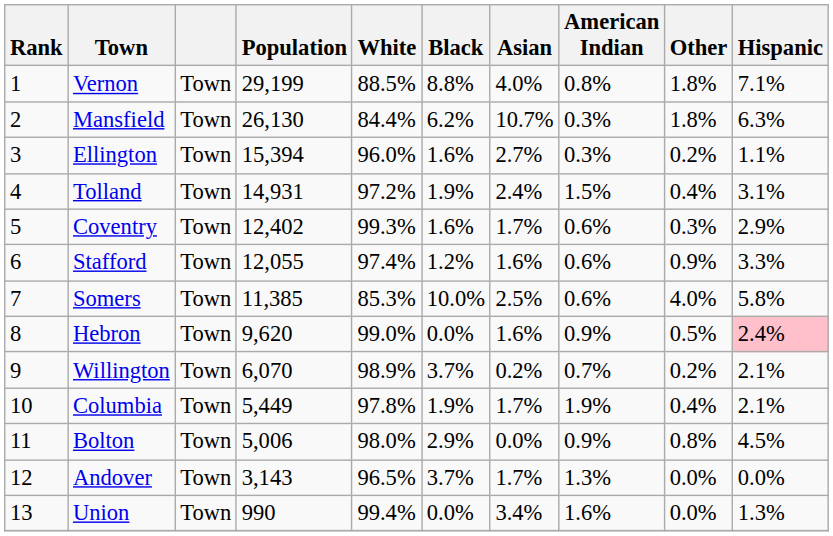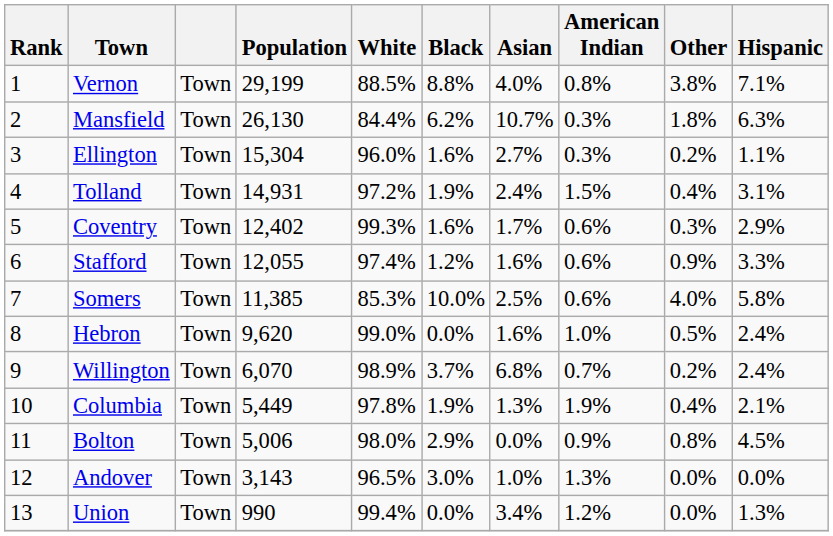(693, 83) 1.8% -> (693, 83) 3.8%
(273, 155) 15,394 -> (273, 155) 15,304
(588, 333) 0.9% -> (588, 333) 1.0%
(761, 333) pink background -> (761, 333) no background
(519, 369) 0.2% -> (519, 369) 6.8%
(761, 369) 2.1% -> (761, 369) 2.4%
(519, 405) 1.7% -> (519, 405) 1.3%
(450, 477) 3.7% -> (450, 477) 3.0%
(519, 477) 1.7% -> (519, 477) 1.0%
(588, 512) 1.6% -> (588, 512) 1.2%
